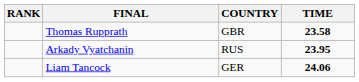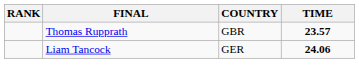(318, 31) 23.58 -> (318, 31) 23.57
- row: (90, 49)
